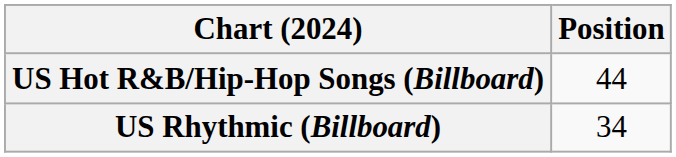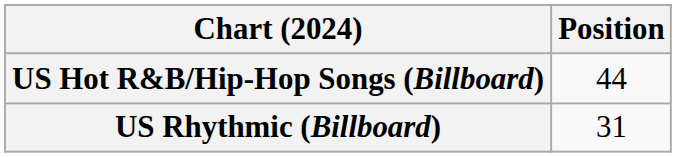(611, 126) 34 -> (611, 126) 31
